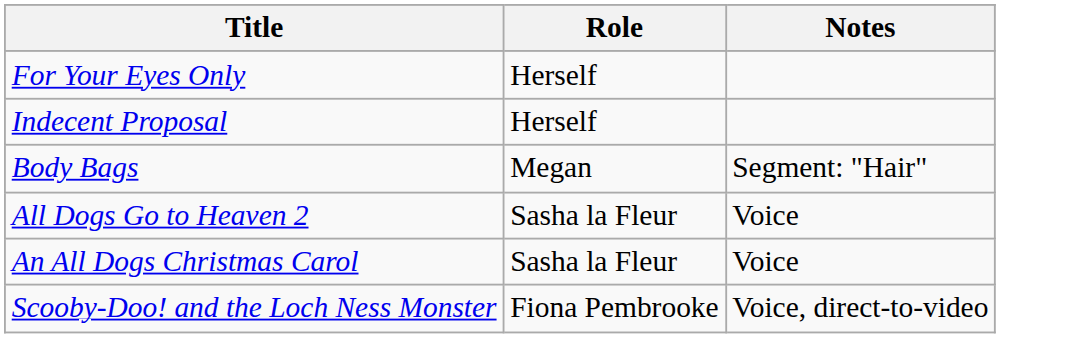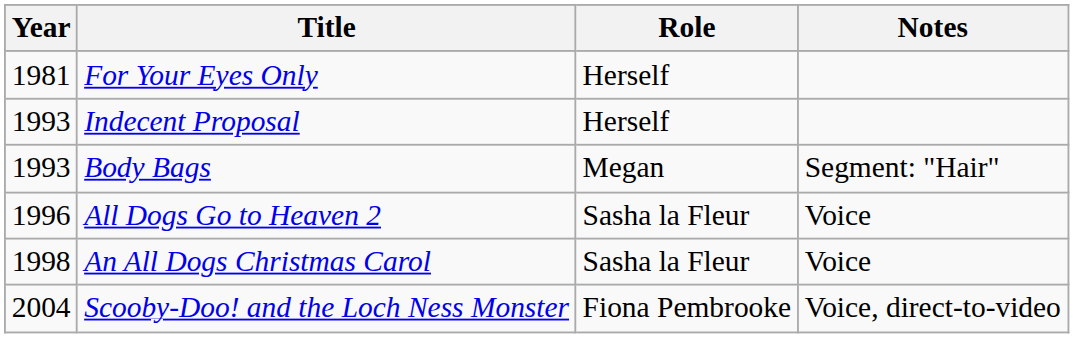+ column: (41, 27)
